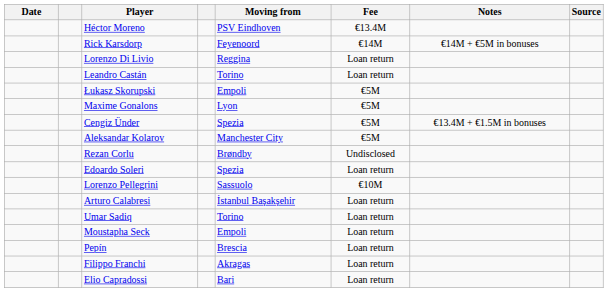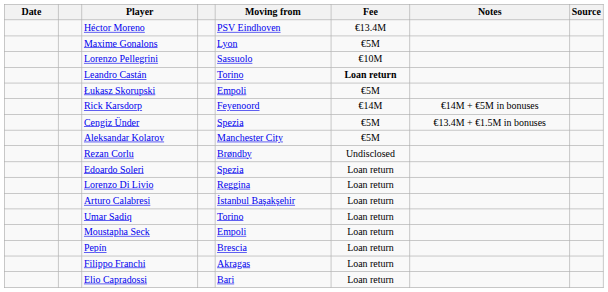rows swapped: (113, 43) <-> (121, 106)
rows swapped: (121, 185) <-> (119, 59)
(370, 75) normal -> (370, 75) bold
